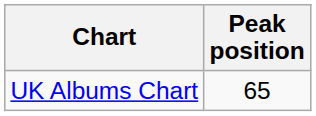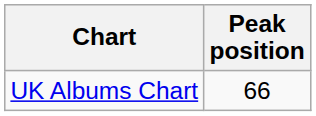(257, 90) 65 -> (257, 90) 66
